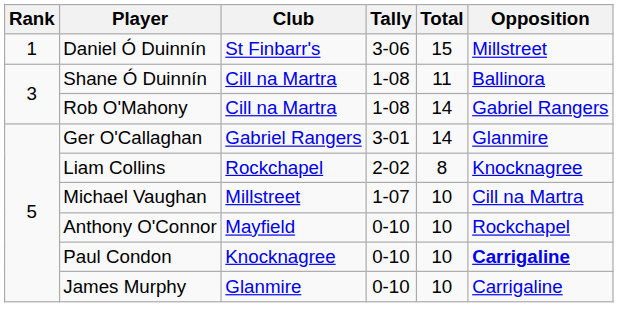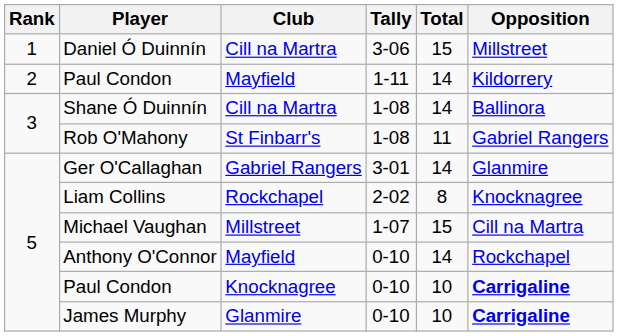(273, 49) St Finbarr's -> (281, 49) Cill na Martra
+ row: (117, 78)
(442, 78) 11 -> (442, 108) 14
(281, 108) Cill na Martra -> (273, 138) St Finbarr's
(442, 108) 14 -> (442, 138) 11
(442, 197) 10 -> (442, 227) 15
(442, 227) 10 -> (442, 256) 14
(517, 286) normal -> (521, 316) bold
